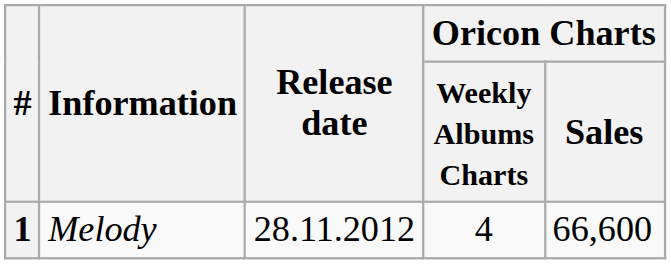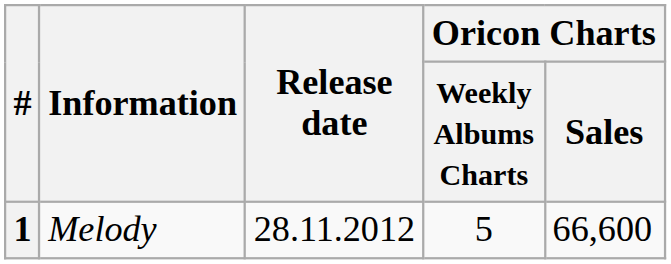(484, 229) 4 -> (484, 229) 5
